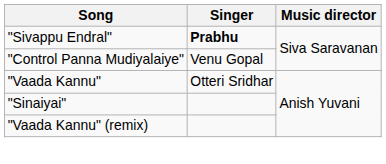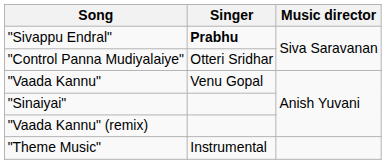(227, 59) Venu Gopal -> (232, 59) Otteri Sridhar
(232, 81) Otteri Sridhar -> (227, 81) Venu Gopal
+ row: (54, 147)
